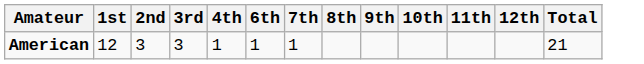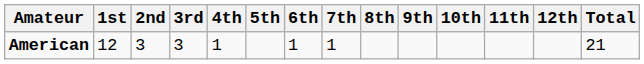+ column: (265, 18)
